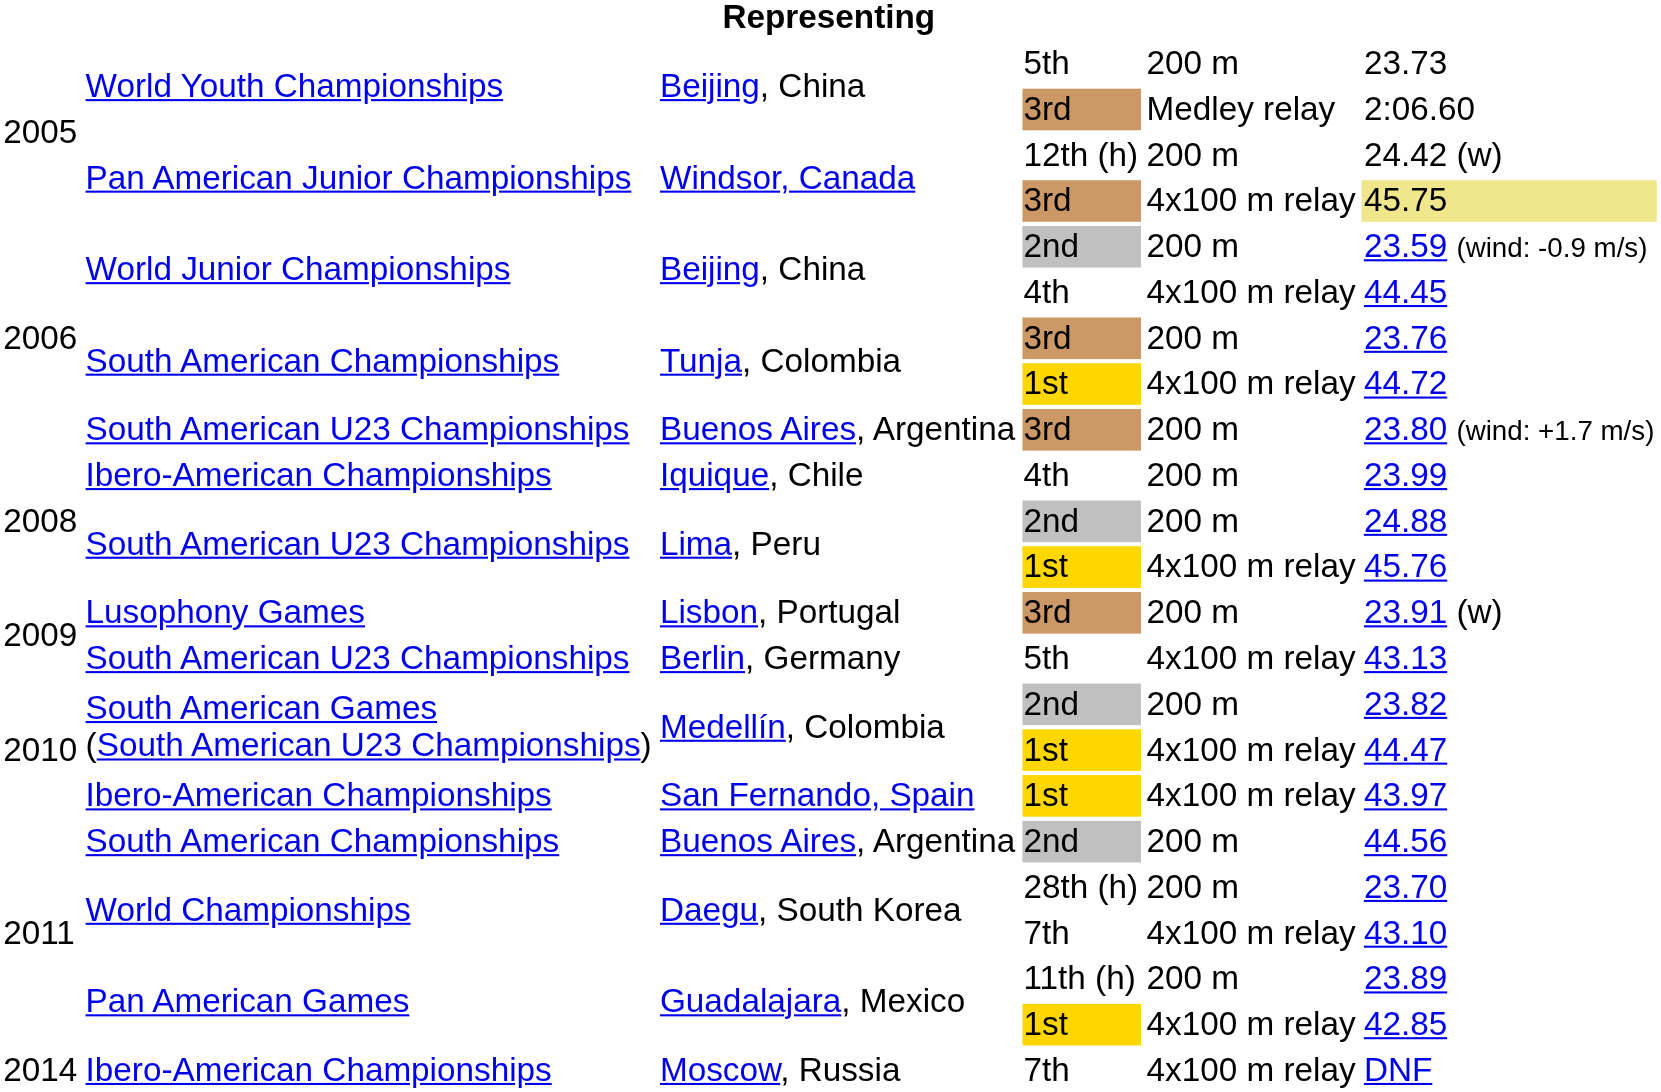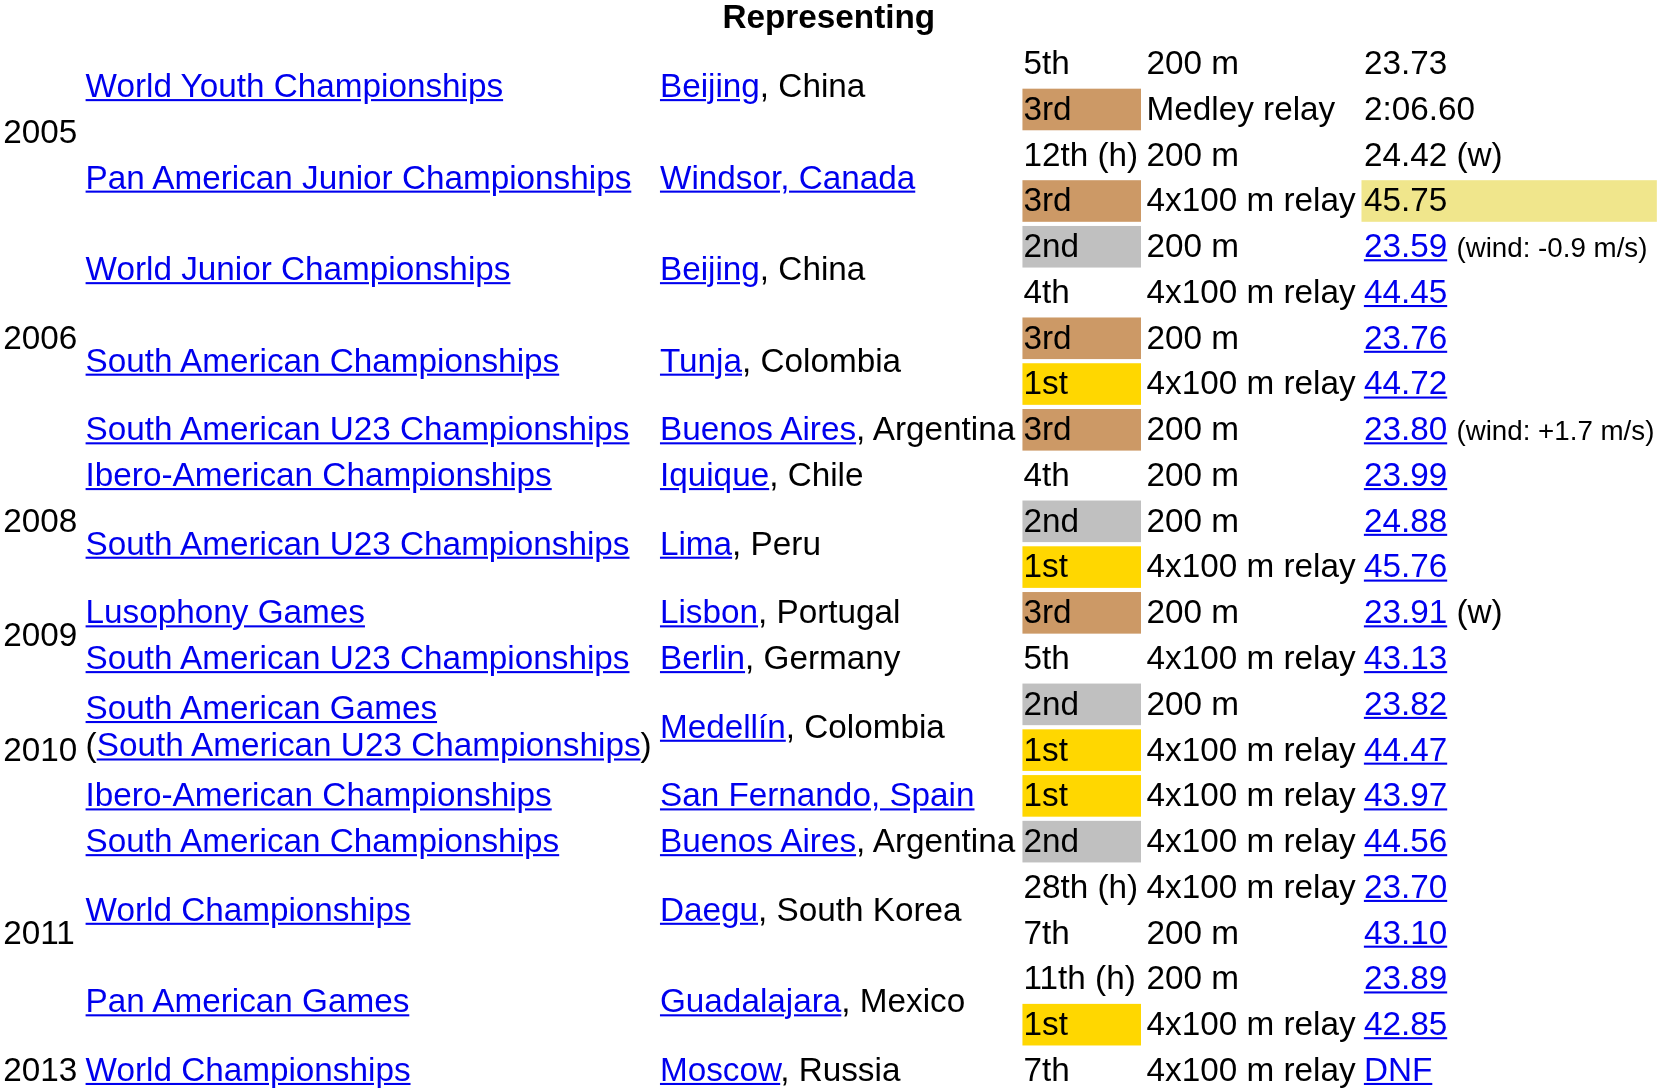(1193, 841) 200 m -> (1251, 841) 4x100 m relay
(1193, 886) 200 m -> (1251, 886) 4x100 m relay
(1251, 932) 4x100 m relay -> (1193, 932) 200 m
(40, 1069) 2014 -> (40, 1069) 2013
(319, 1069) Ibero-American Championships -> (248, 1069) World Championships
